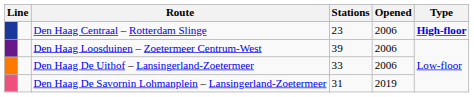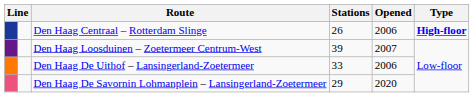(337, 30) 23 -> (337, 30) 26
(386, 48) 2006 -> (386, 48) 2007
(337, 83) 31 -> (337, 83) 29
(386, 83) 2019 -> (386, 83) 2020
